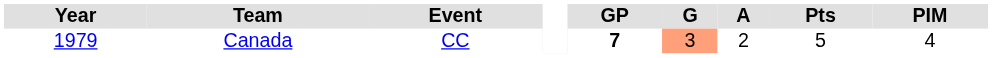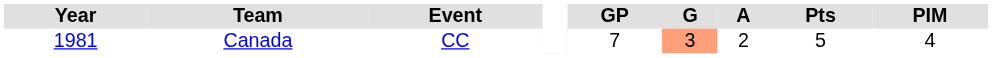(76, 40) 1979 -> (76, 40) 1981
(615, 40) bold -> (615, 40) normal
